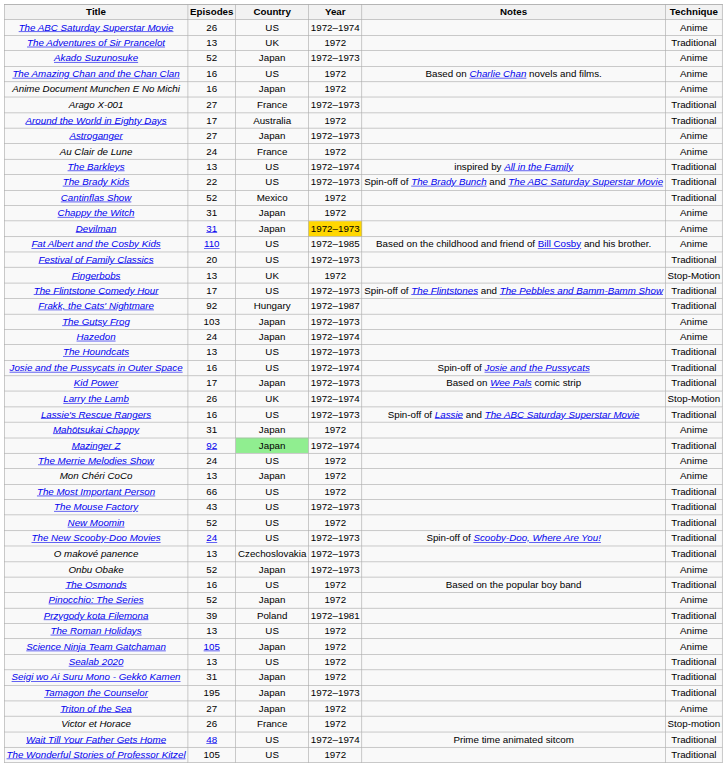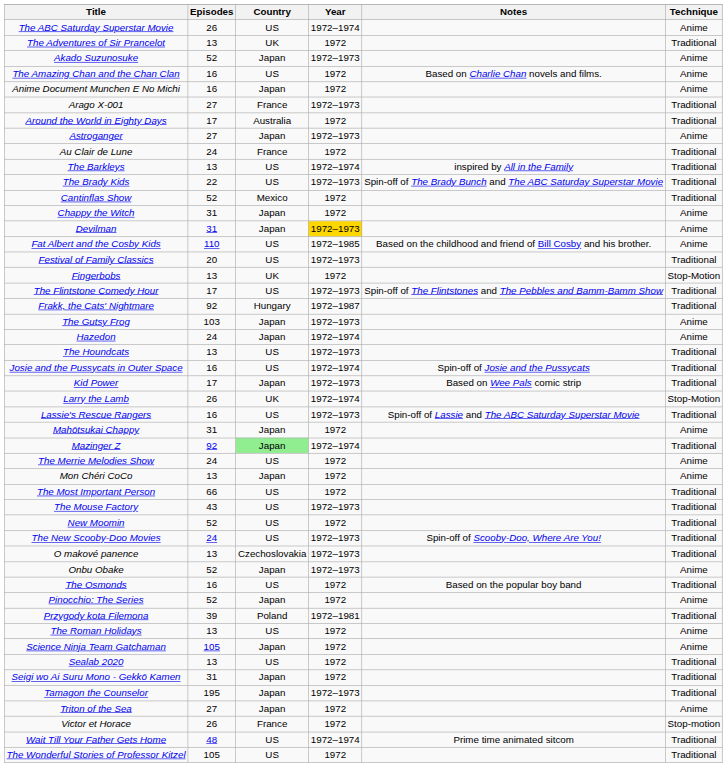(694, 151) Anime -> (694, 151) Traditional
